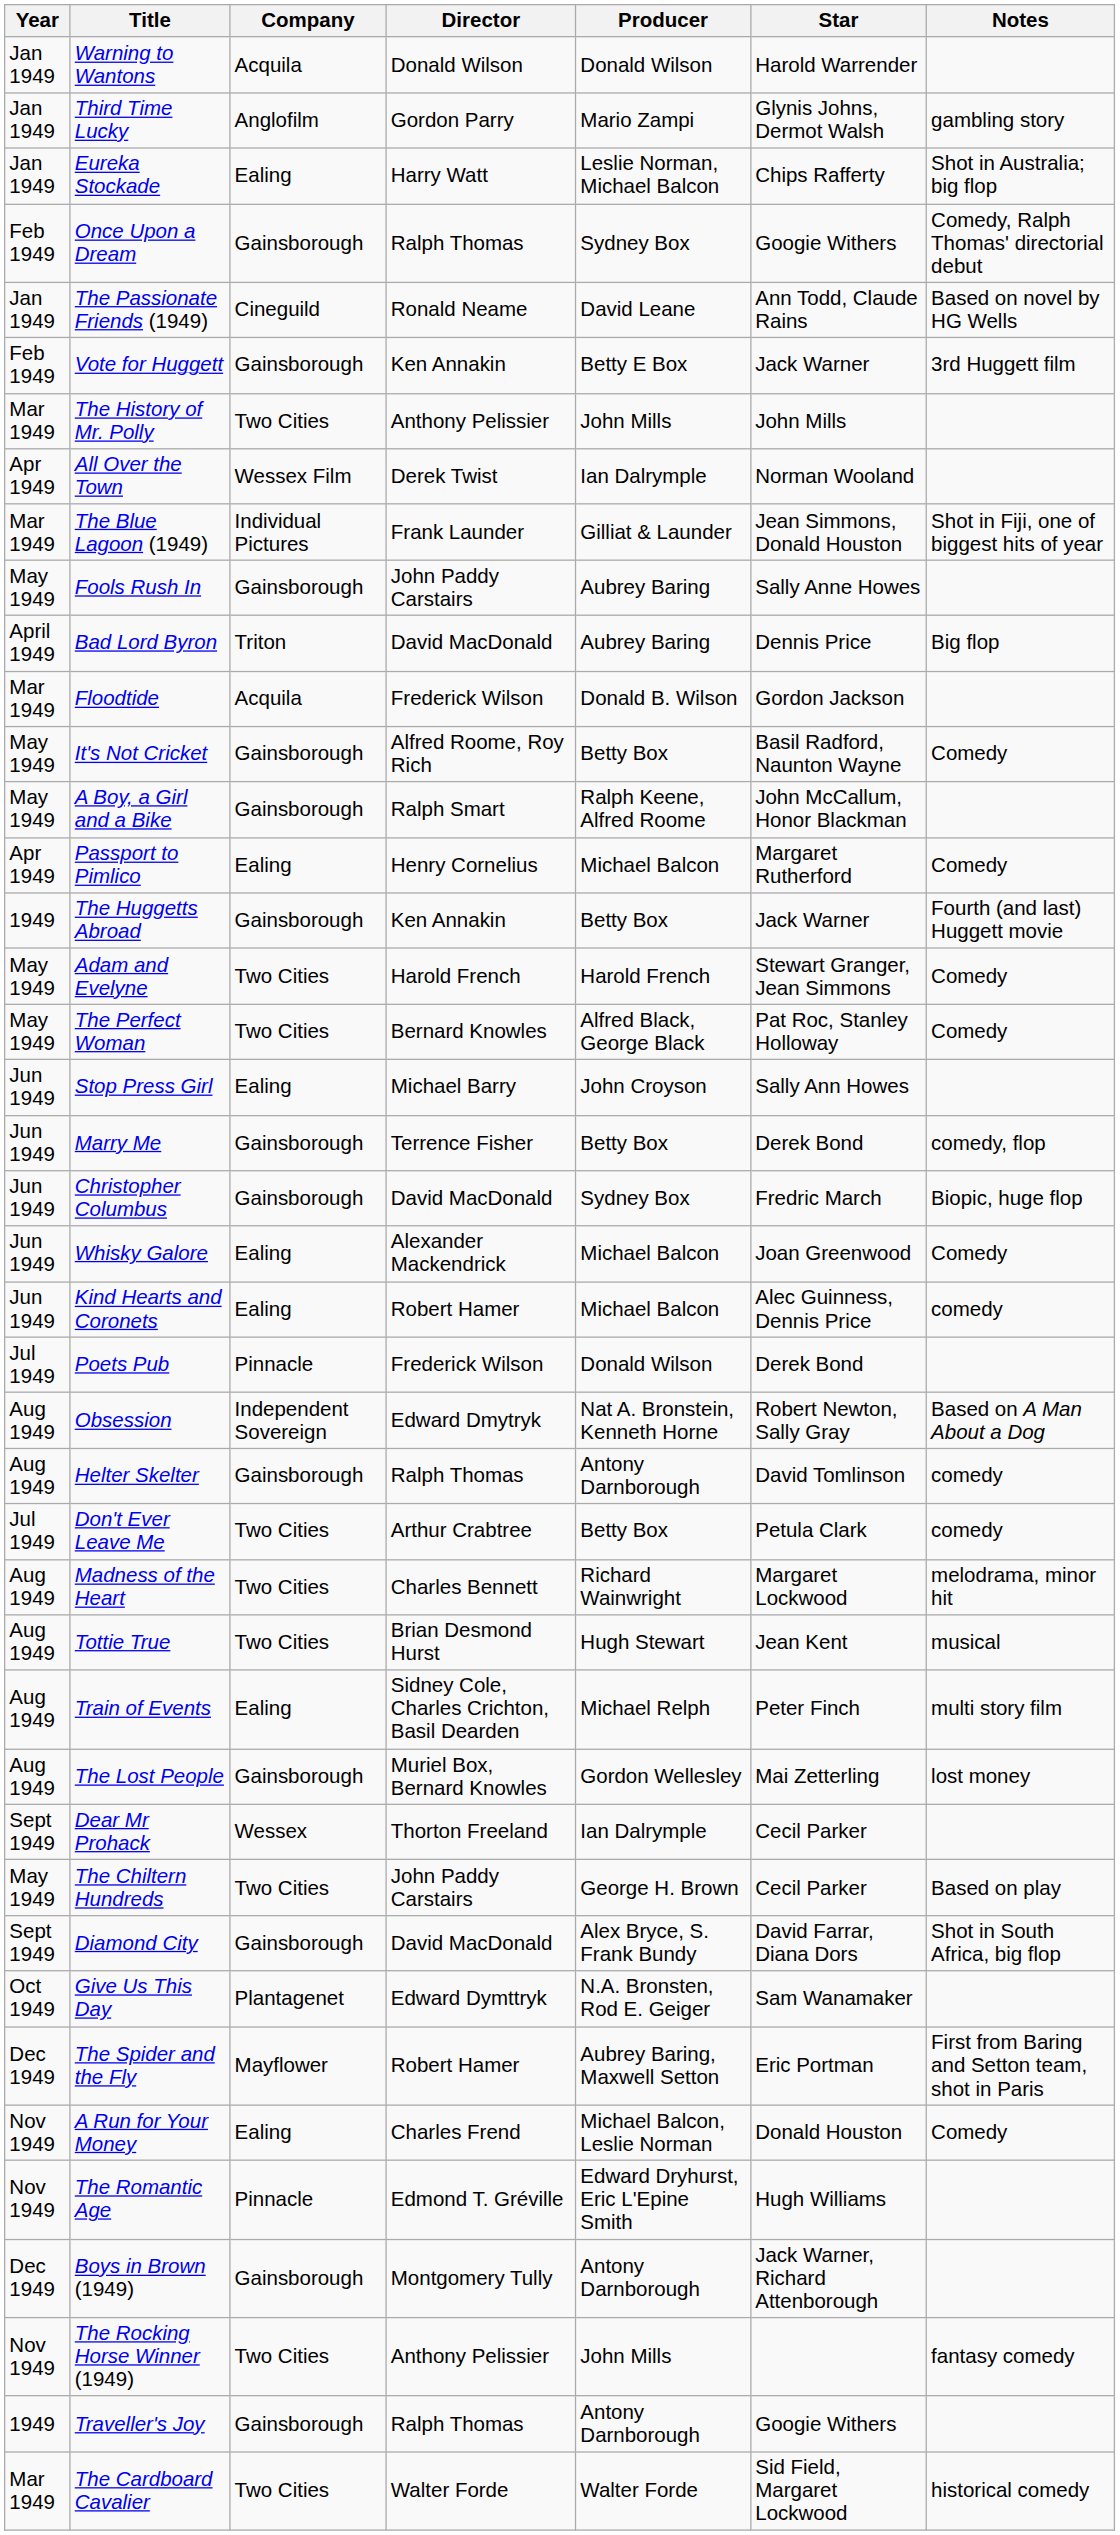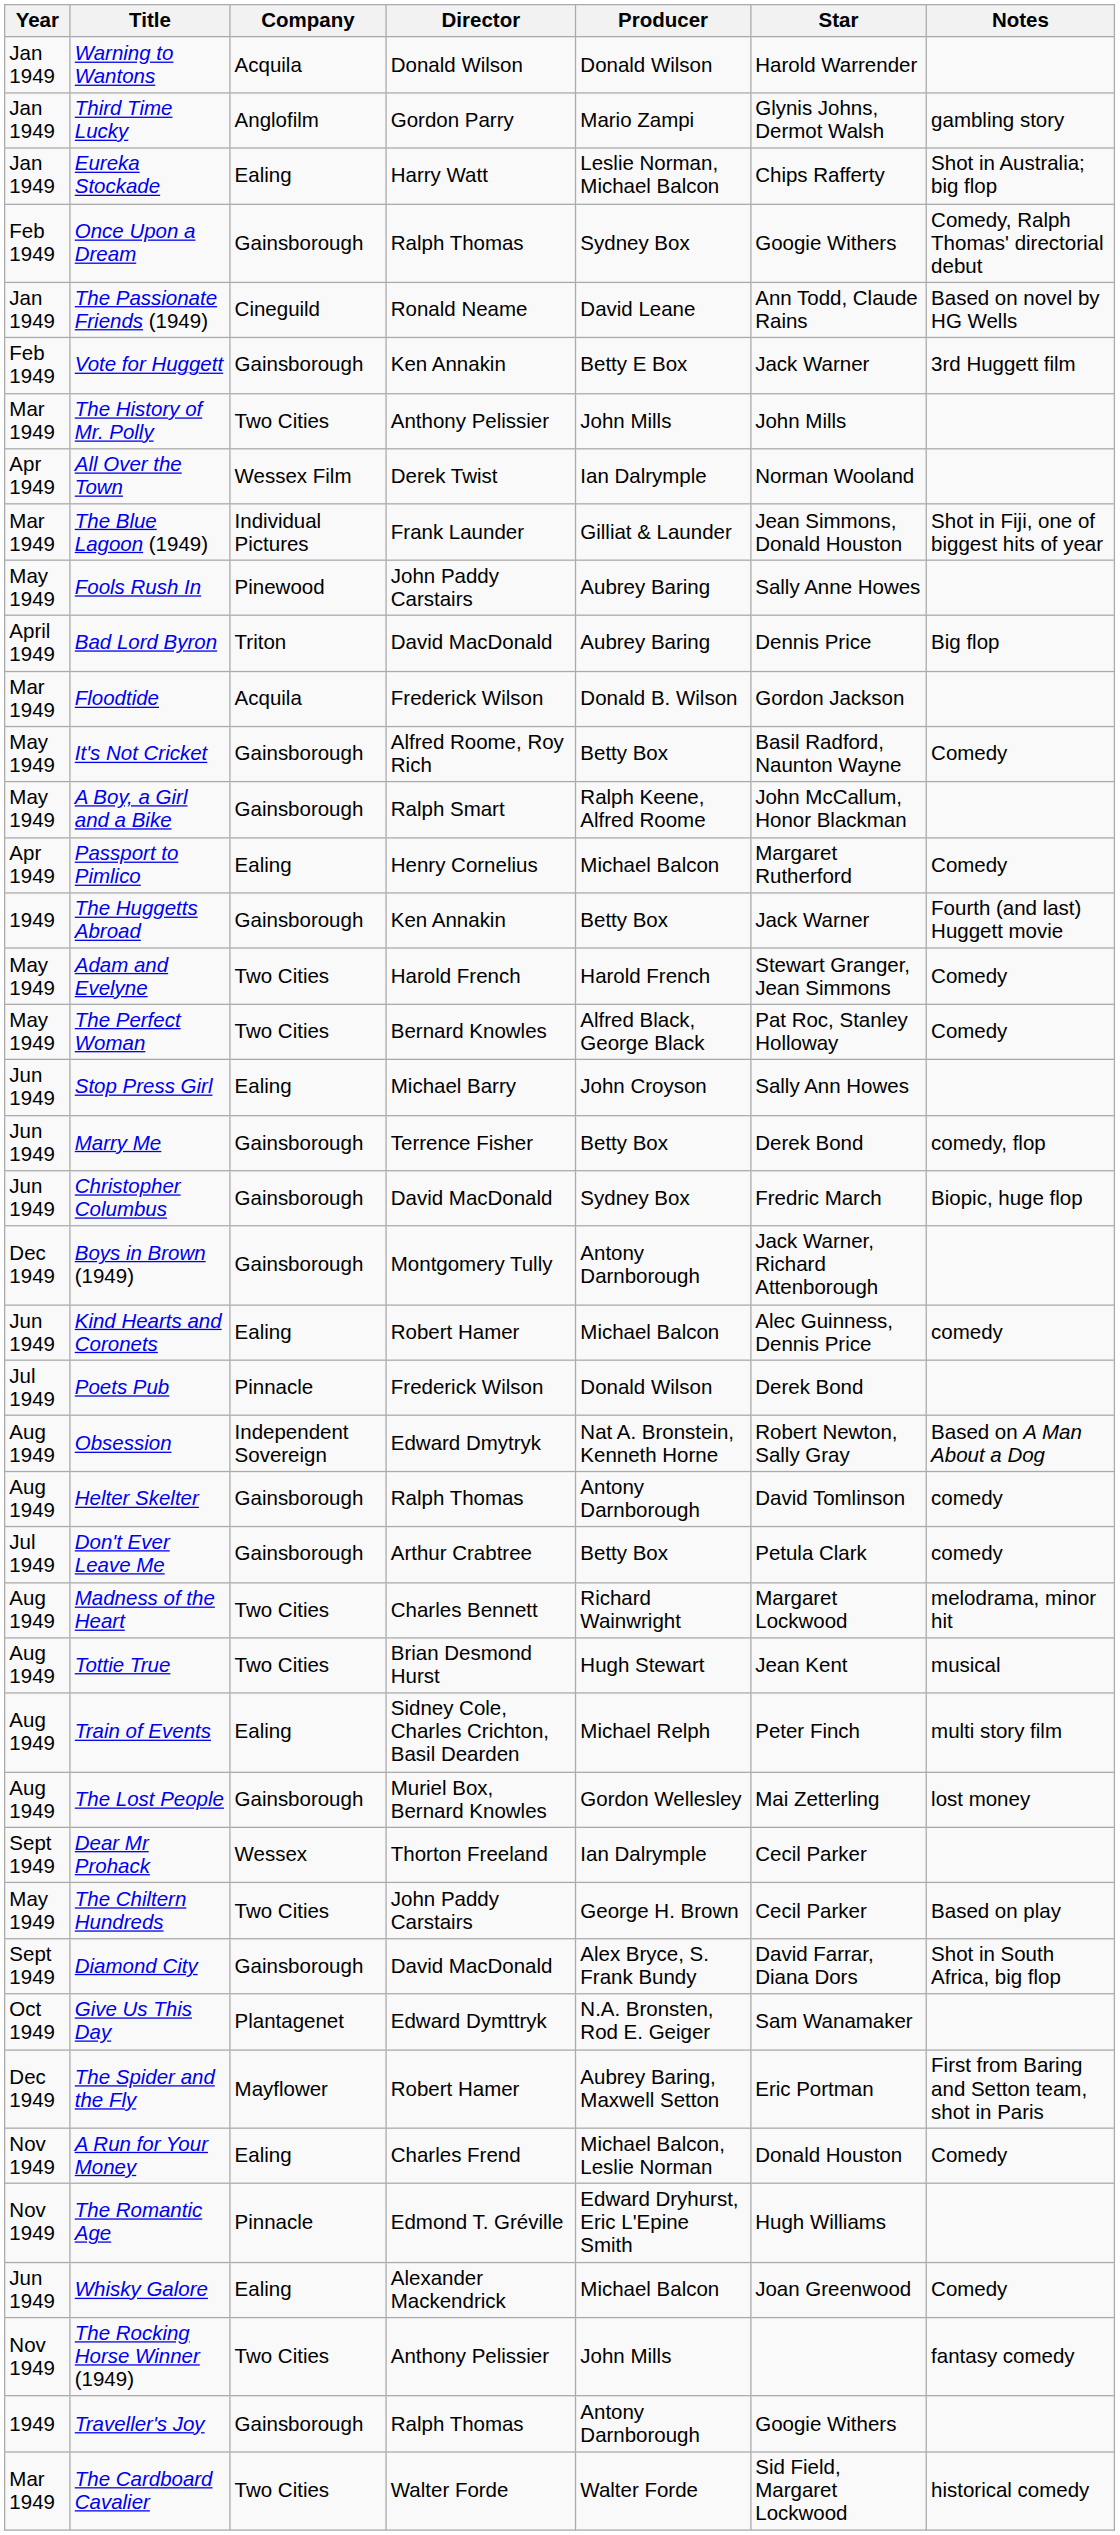(299, 587) Gainsborough -> (280, 587) Pinewood
rows swapped: (141, 1253) <-> (140, 2278)
(282, 1531) Two Cities -> (299, 1554) Gainsborough
